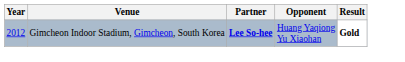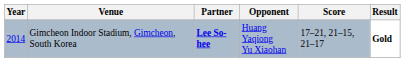+ column: (334, 12)
(16, 33) 2012 -> (16, 39) 2014
